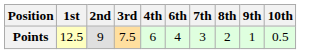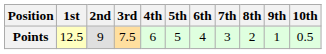+ column: (178, 15)
